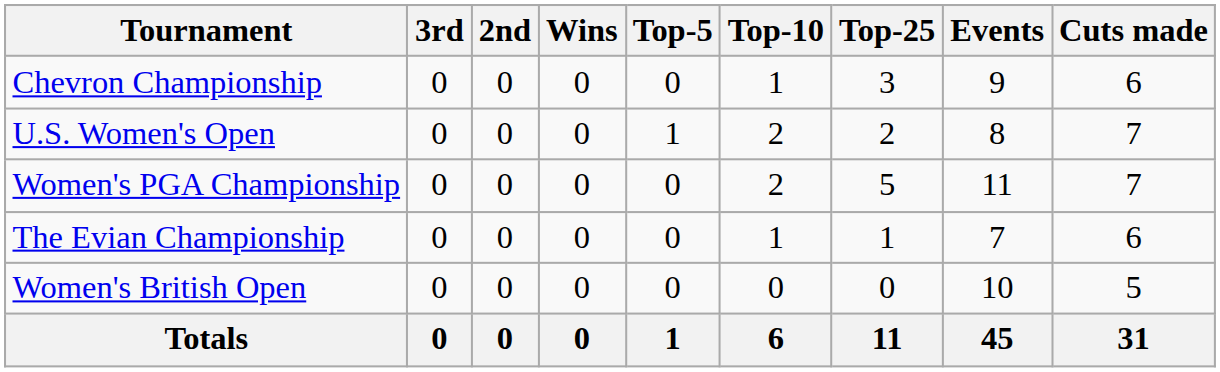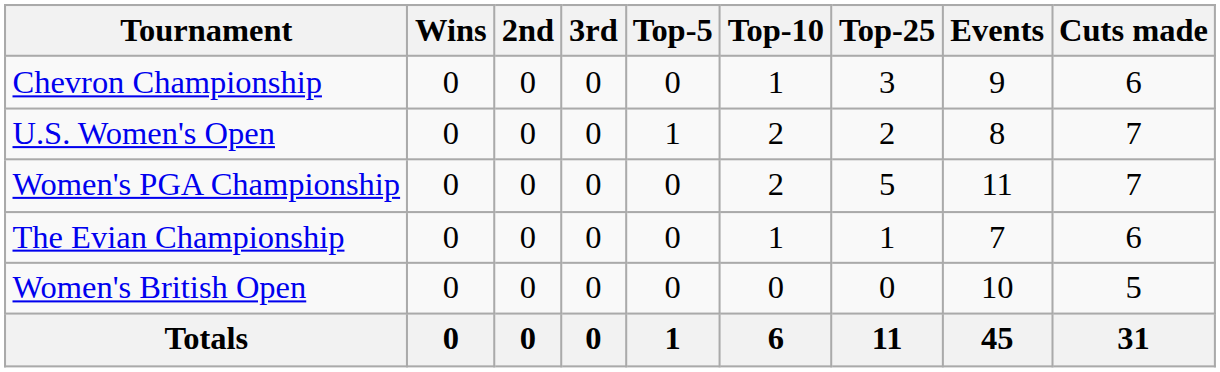columns swapped: (582, 30) <-> (439, 30)
